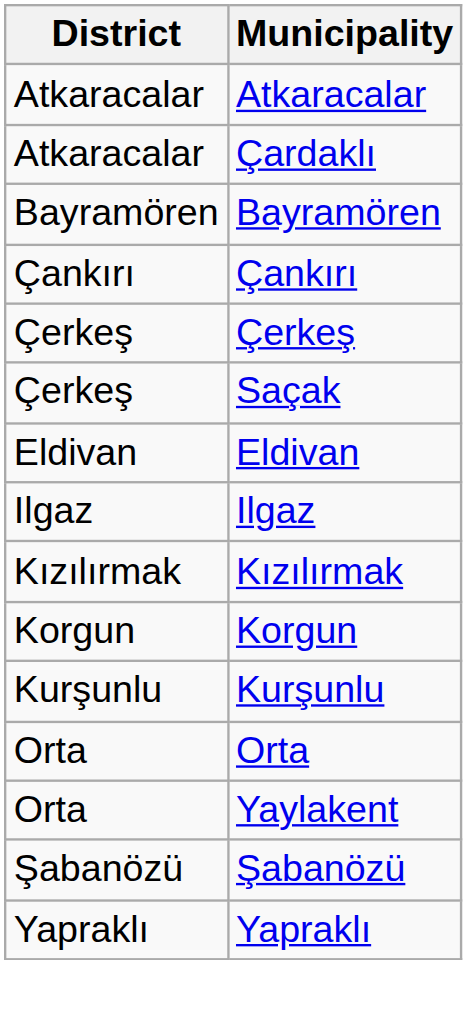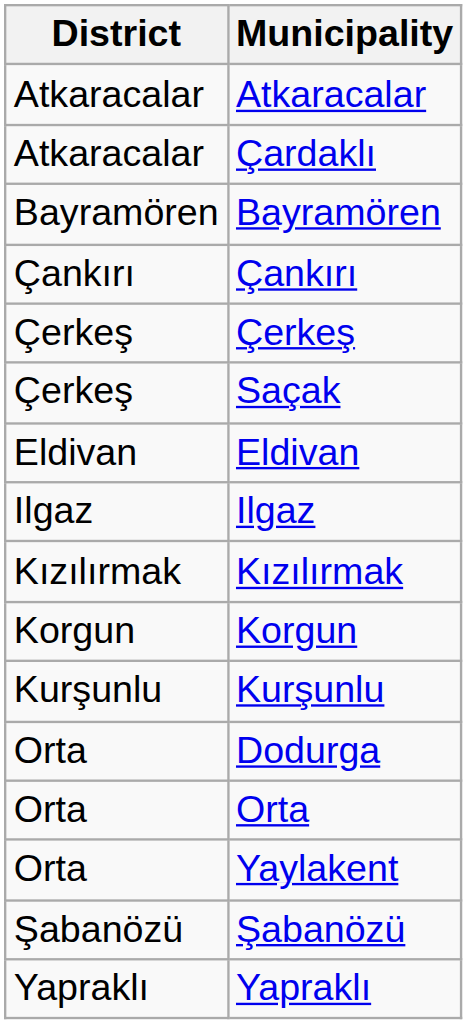+ row: (308, 749)
